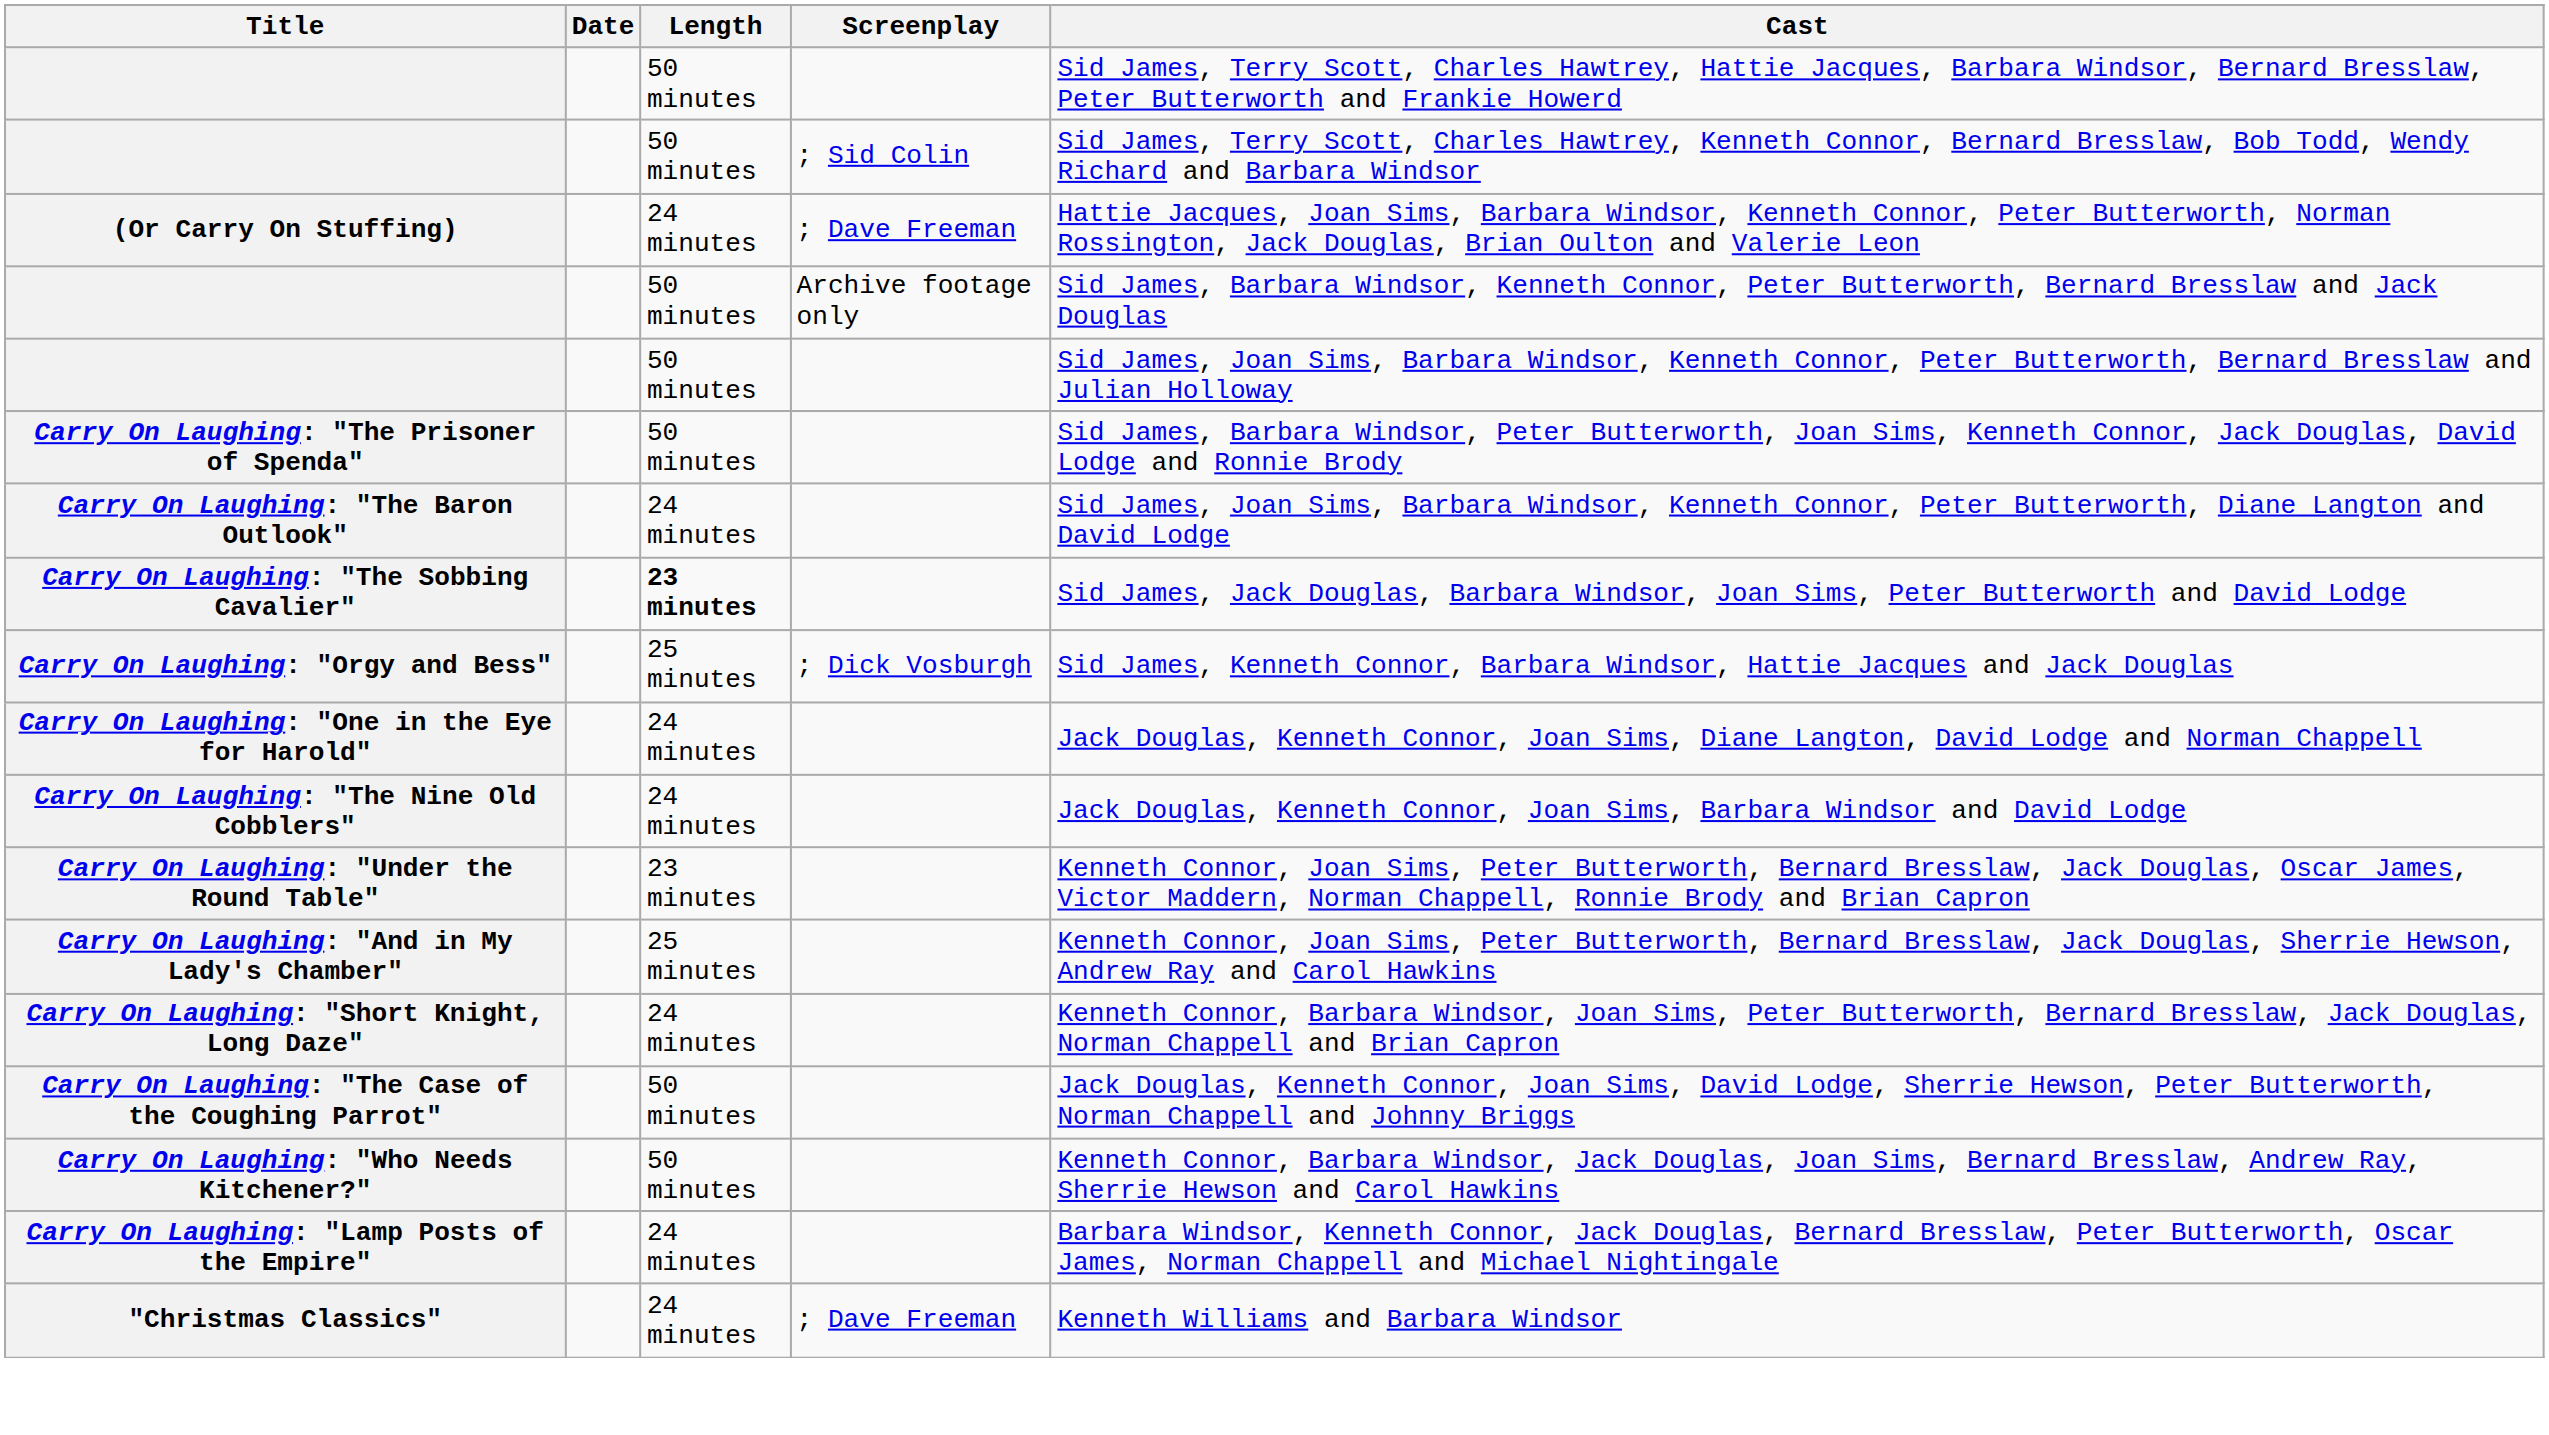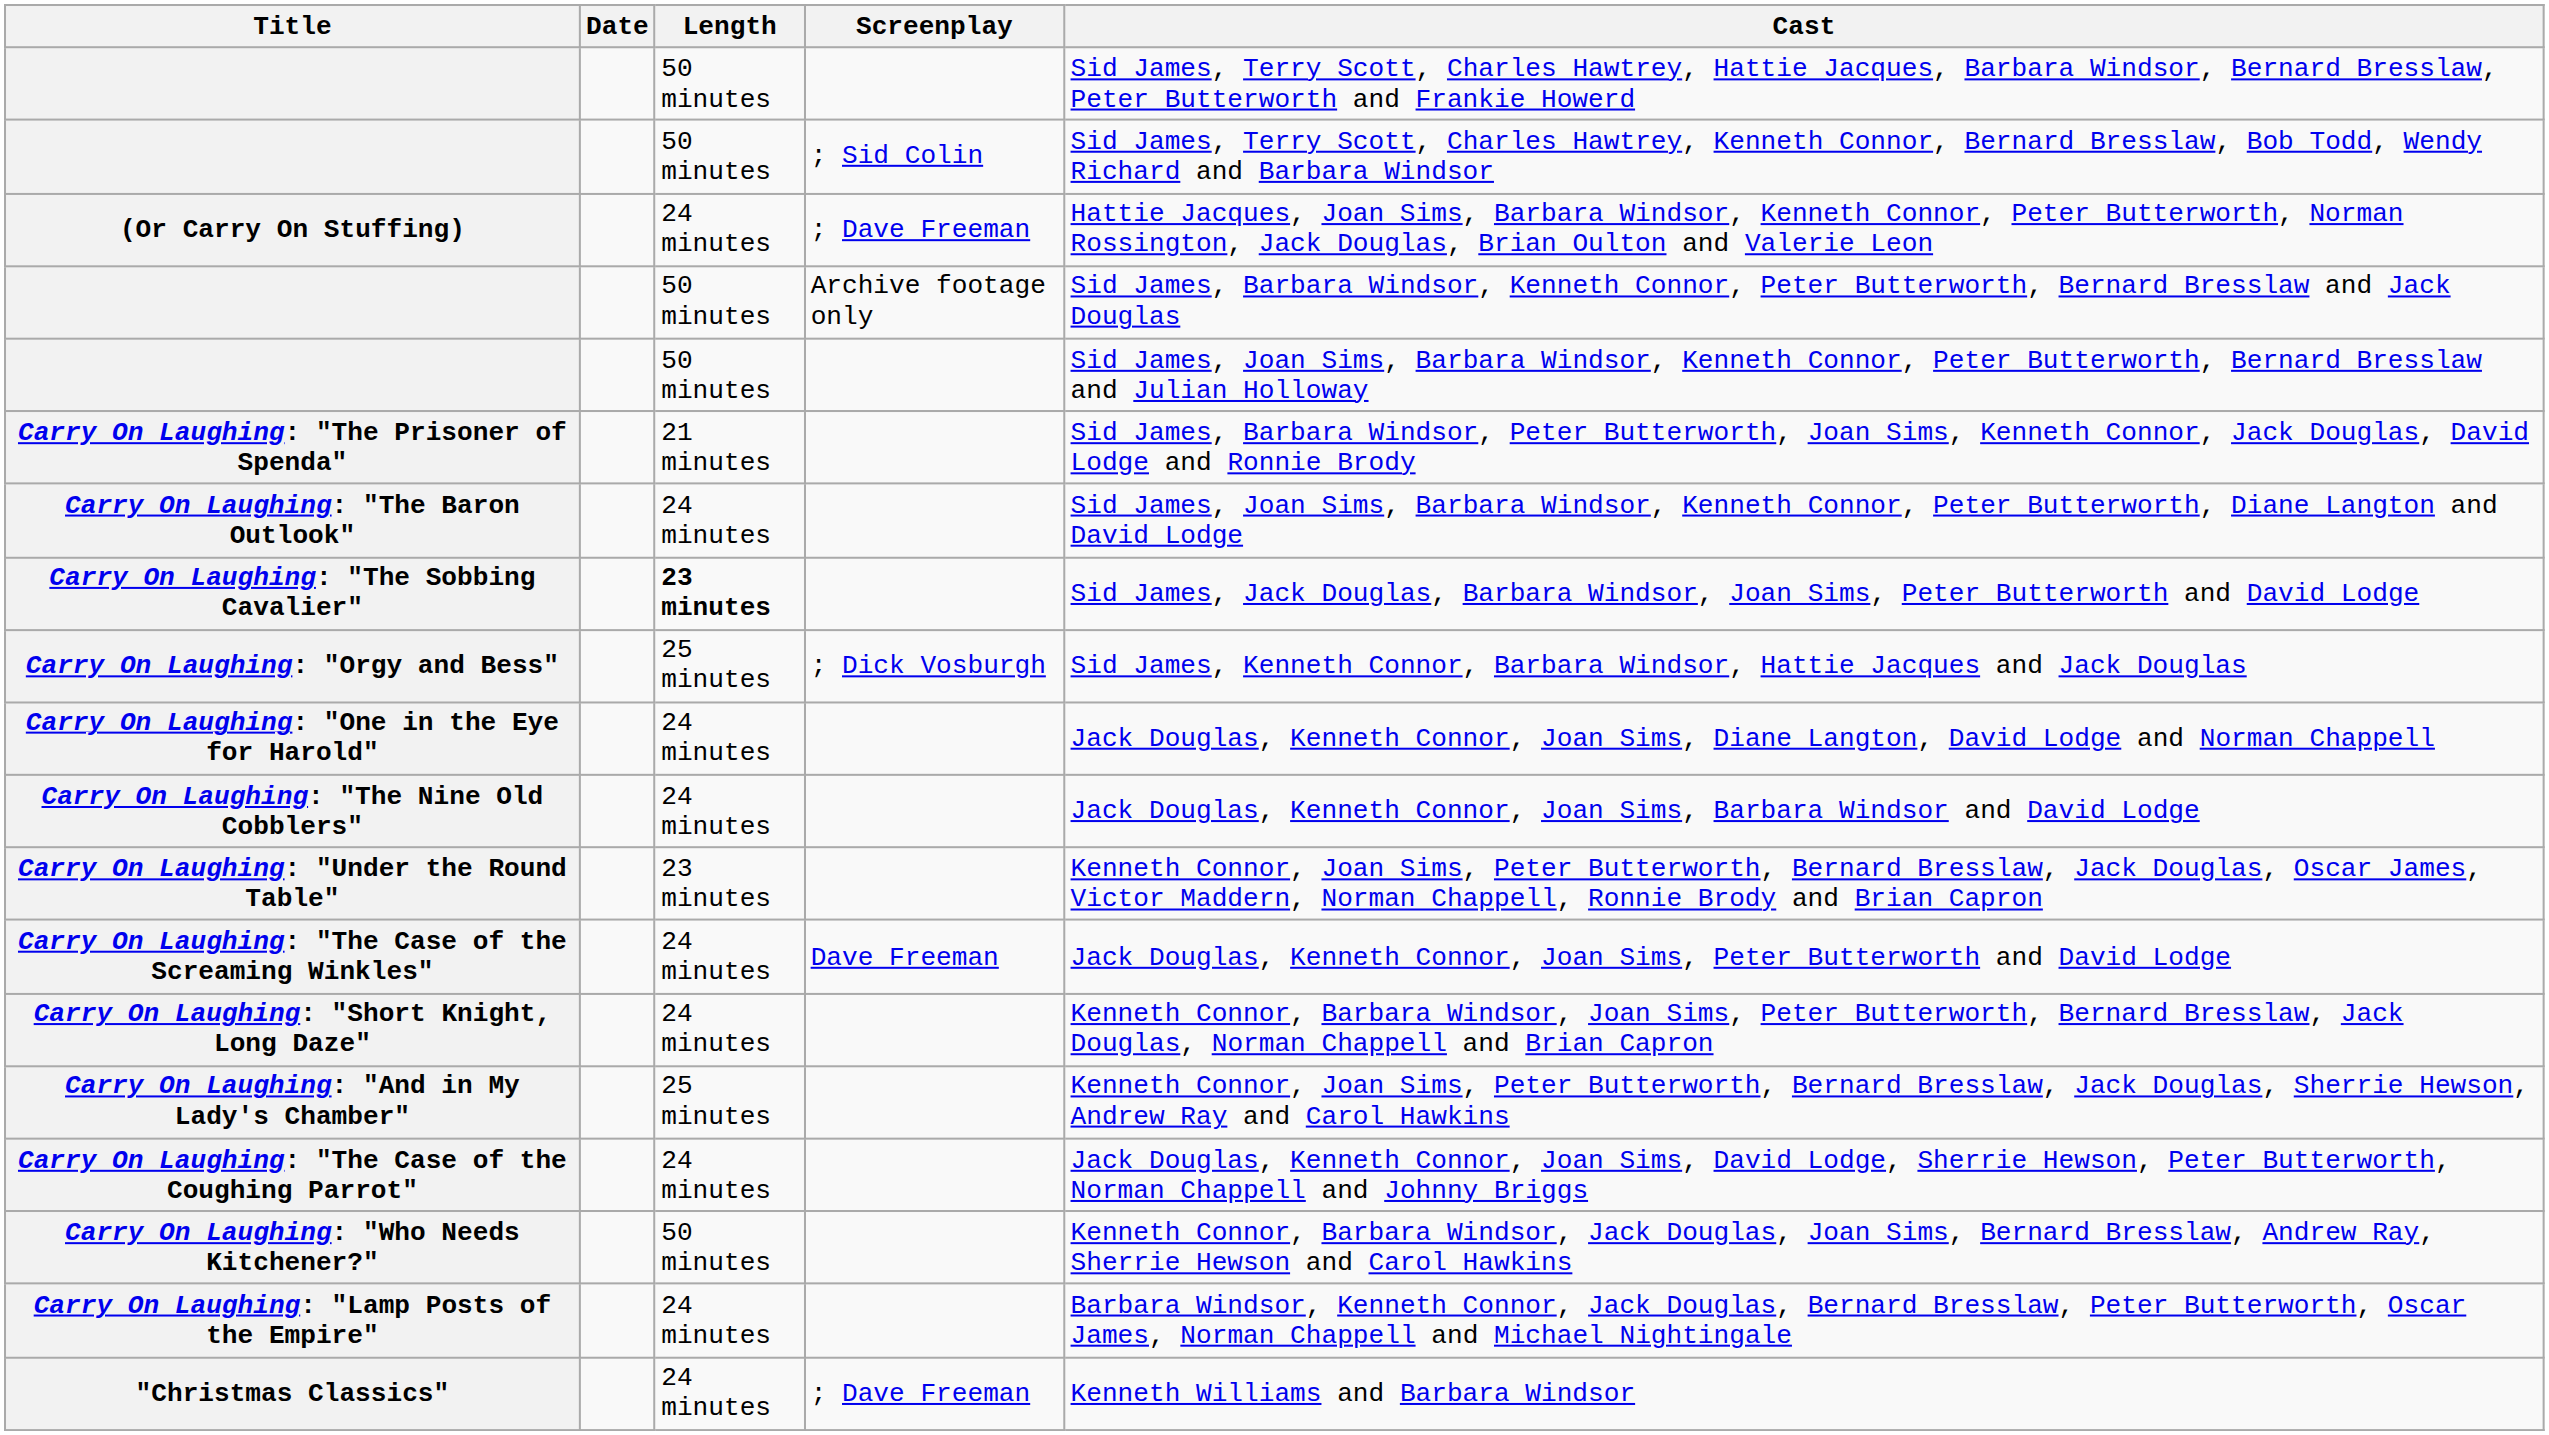(702, 448) 50 minutes -> (716, 448) 21 minutes
+ row: (292, 957)
rows swapped: (285, 957) <-> (285, 1030)
(702, 1102) 50 minutes -> (716, 1175) 24 minutes
